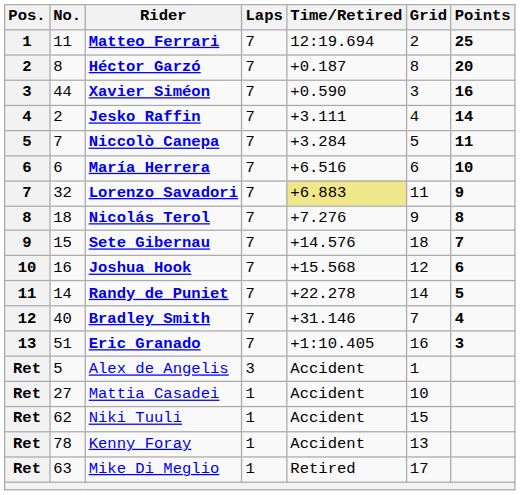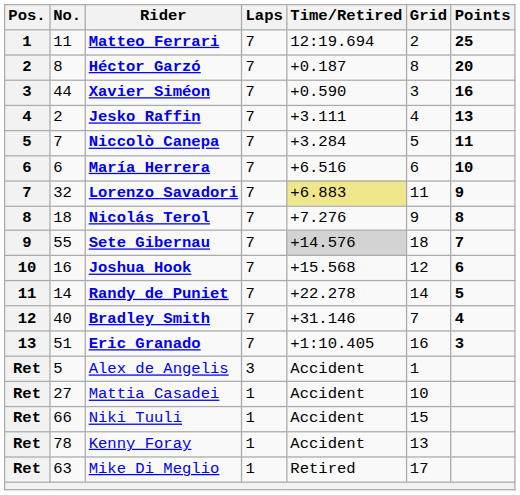(464, 118) 14 -> (464, 118) 13
(63, 244) 15 -> (63, 244) 55
(323, 244) no background -> (323, 244) lightgrey background
(63, 419) 62 -> (63, 419) 66
